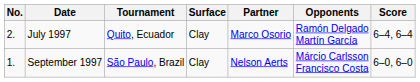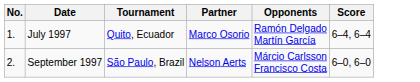- column: (207, 12)
(11, 34) 2. -> (11, 34) 1.
(11, 62) 1. -> (11, 62) 2.
